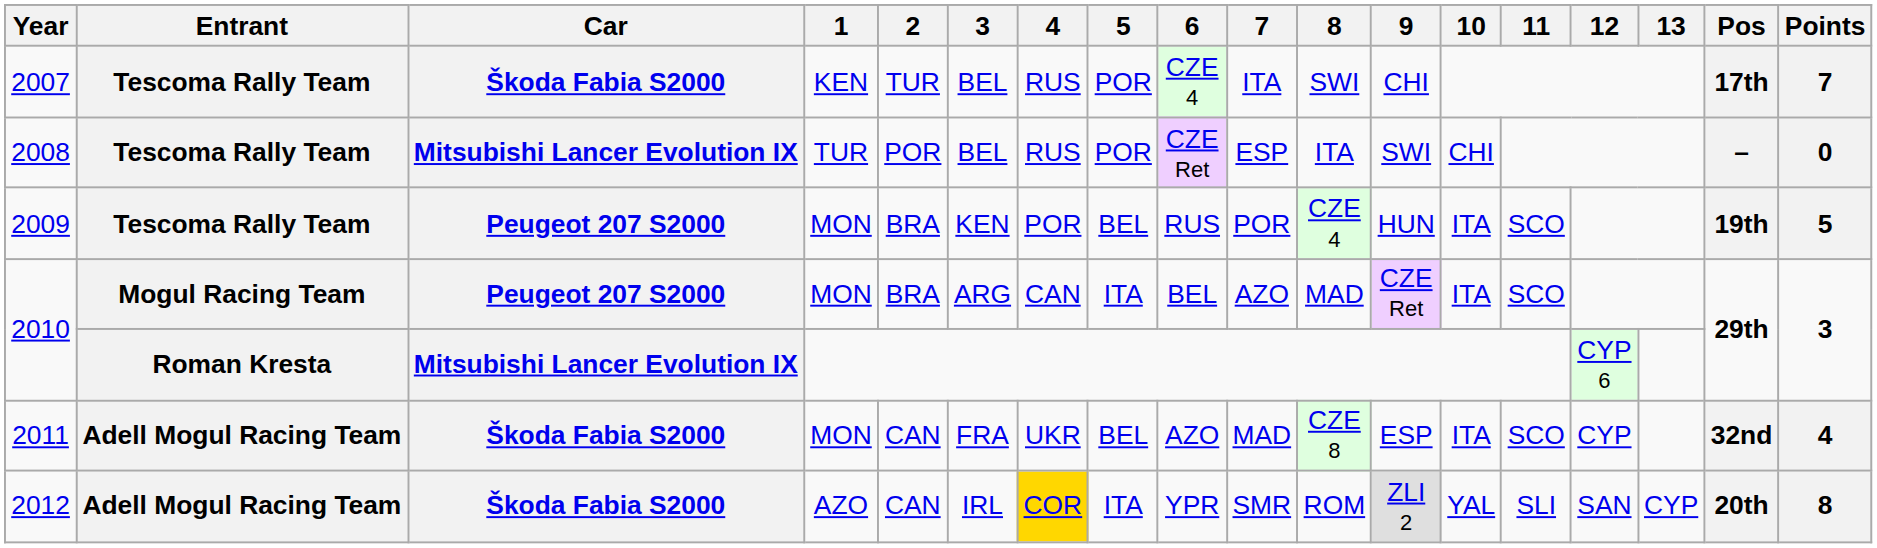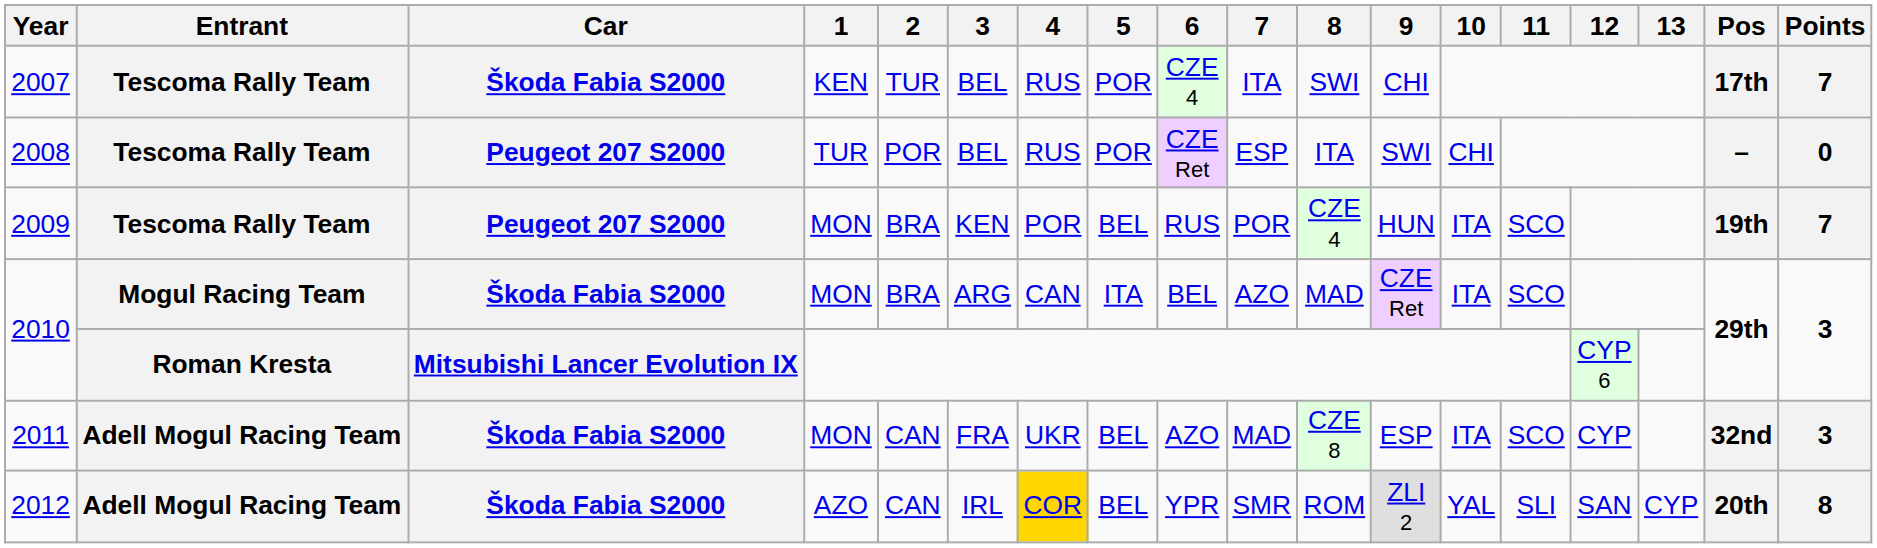(606, 152) Mitsubishi Lancer Evolution IX -> (606, 152) Peugeot 207 S2000
(1825, 223) 5 -> (1825, 223) 7
(606, 294) Peugeot 207 S2000 -> (606, 294) Škoda Fabia S2000
(1825, 435) 4 -> (1825, 435) 3
(1123, 506) ITA -> (1123, 506) BEL
